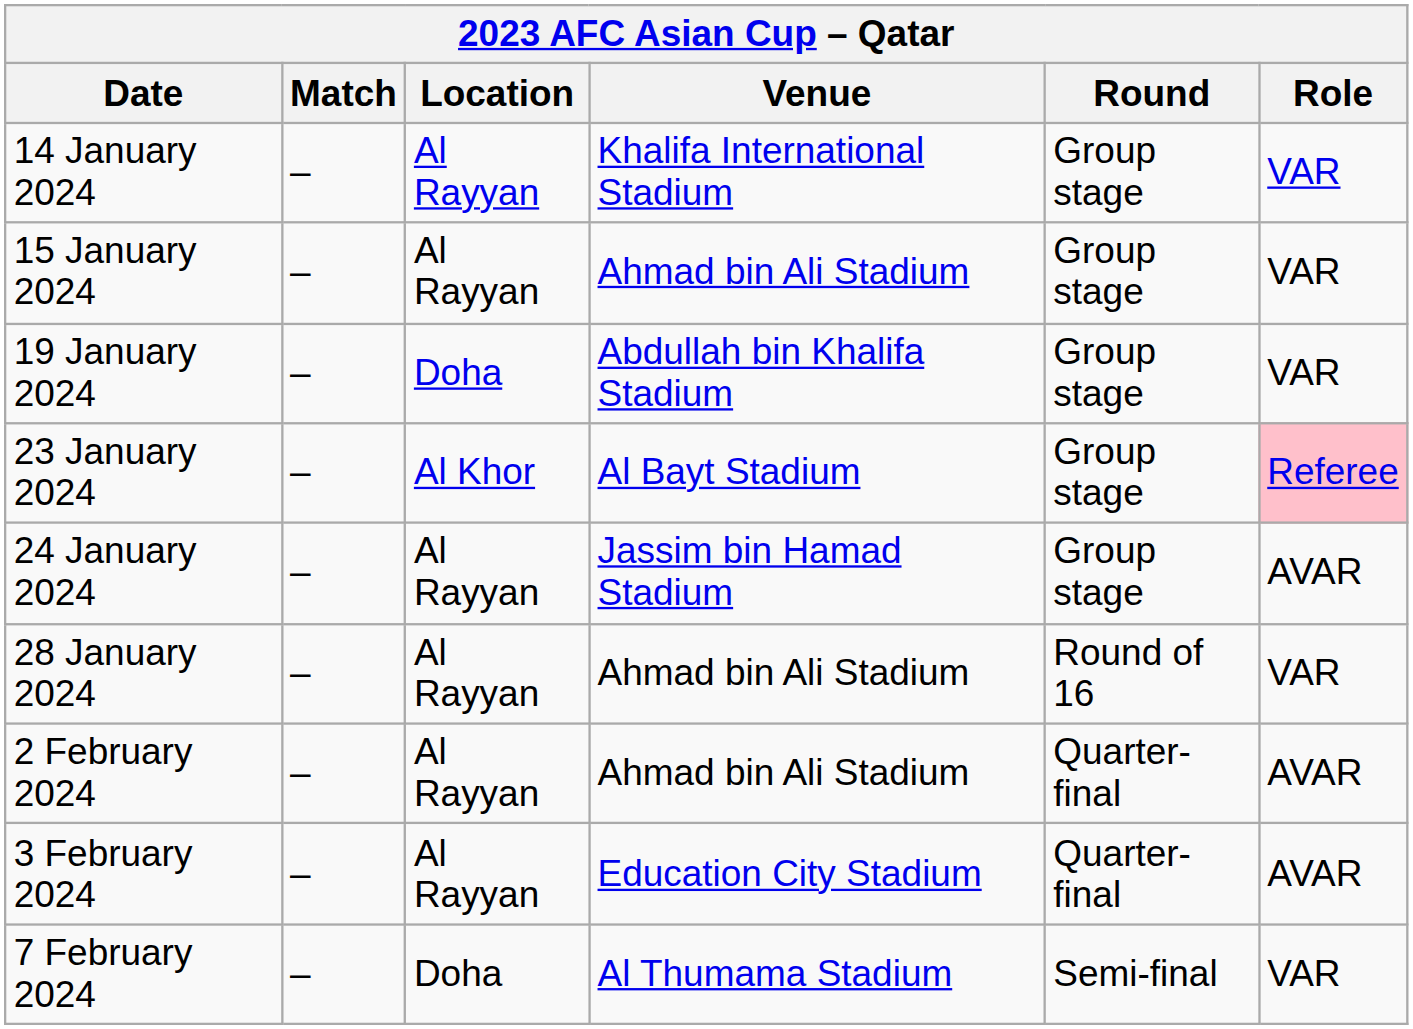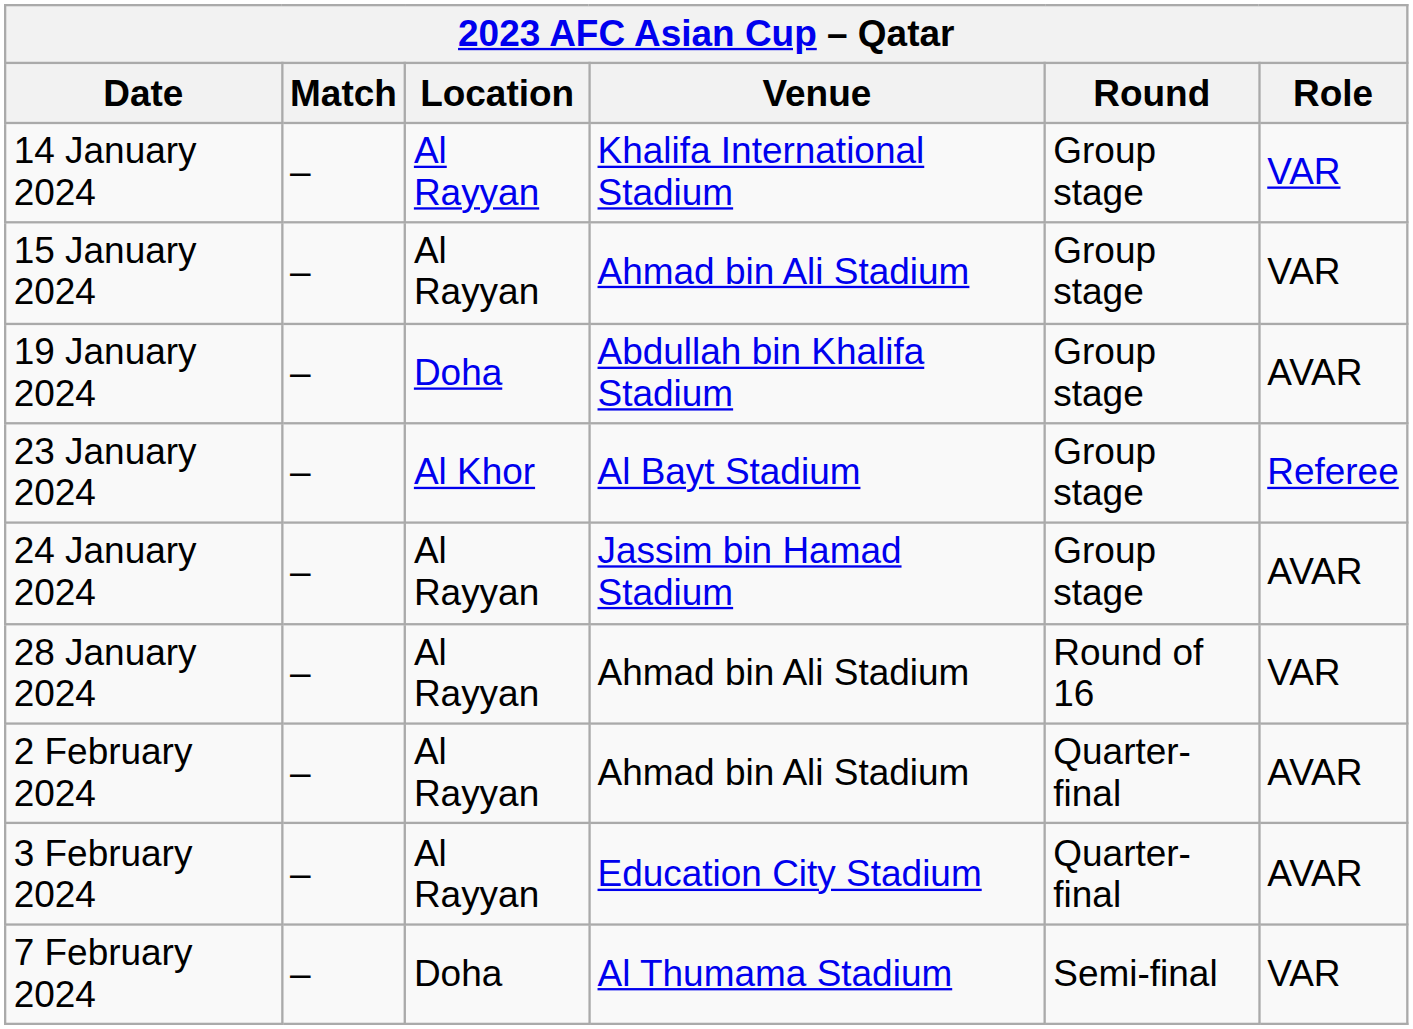(1304, 372) VAR -> (1315, 372) AVAR
(1333, 472) pink background -> (1333, 472) no background
